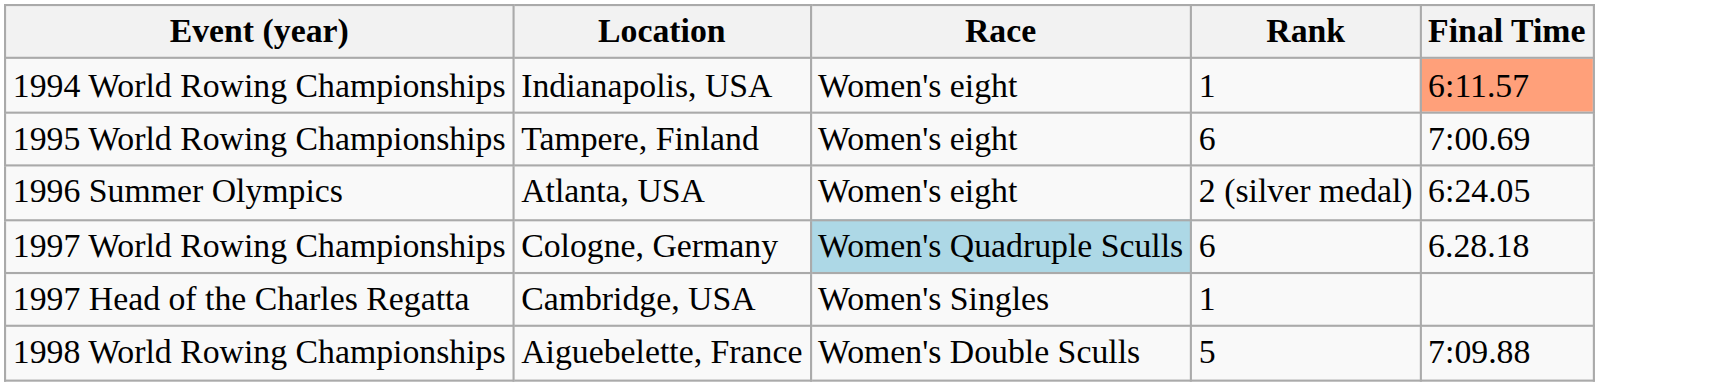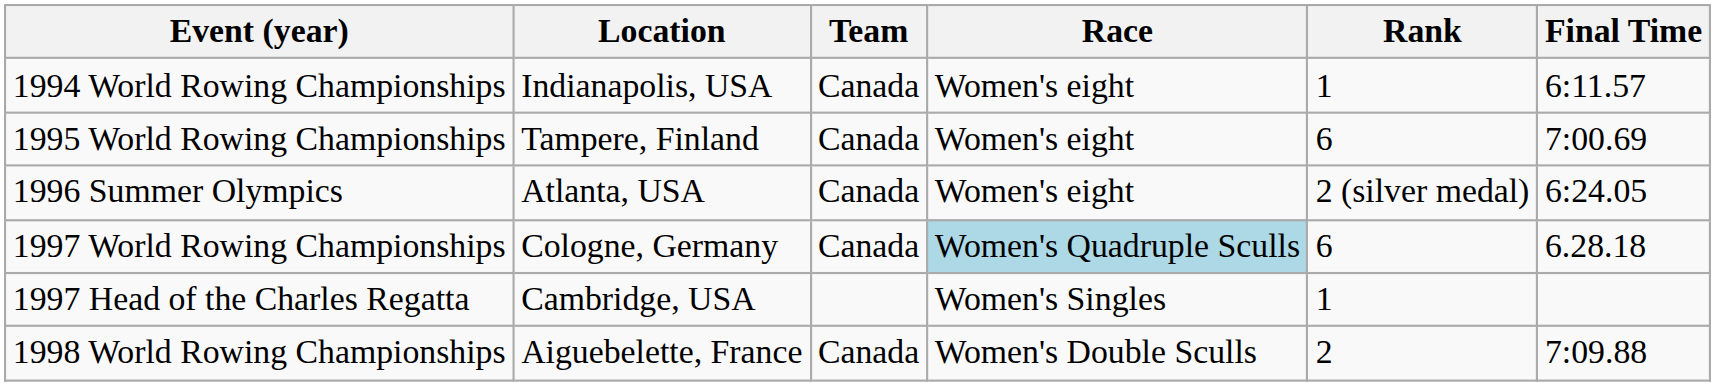+ column: (869, 31)
(1479, 84) lightsalmon background -> (1595, 84) no background
(1207, 352) 5 -> (1324, 352) 2
